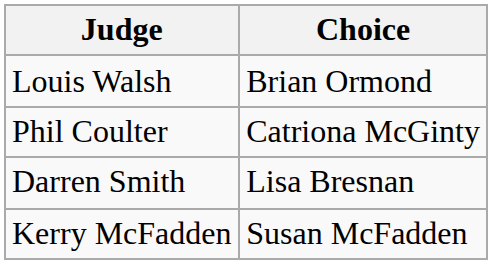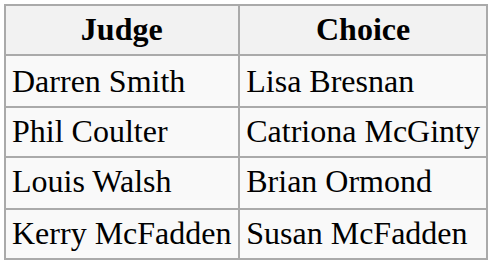rows swapped: (99, 182) <-> (92, 80)
